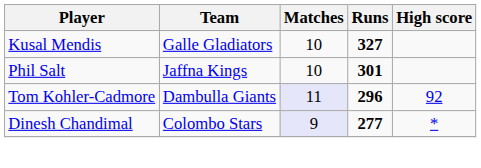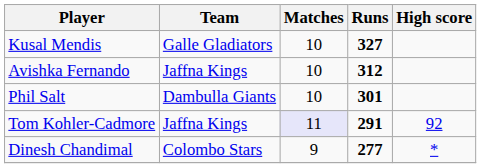+ row: (69, 70)
(205, 70) Jaffna Kings -> (219, 96) Dambulla Giants
(219, 96) Dambulla Giants -> (205, 123) Jaffna Kings
(370, 96) 296 -> (370, 123) 291
(314, 123) lavender background -> (314, 149) no background
